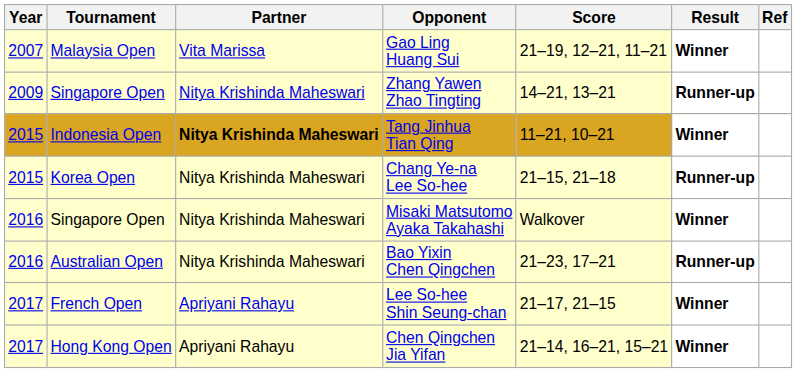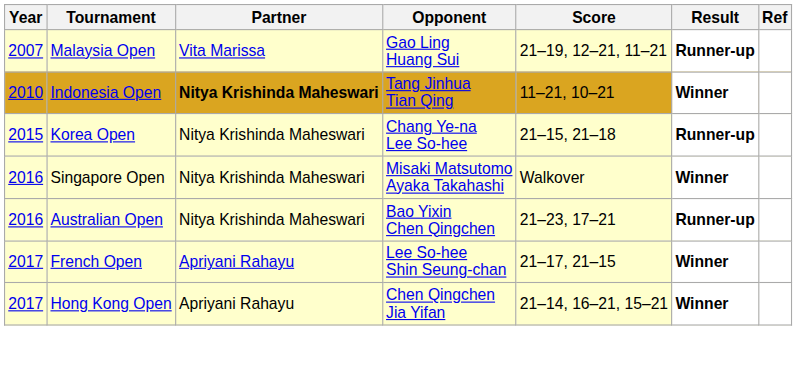(702, 51) Winner -> (715, 51) Runner-up
- row: (434, 93)
(26, 135) 2015 -> (26, 93) 2010
